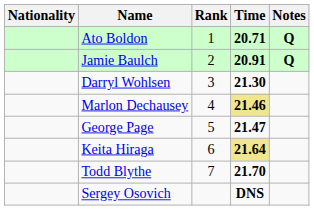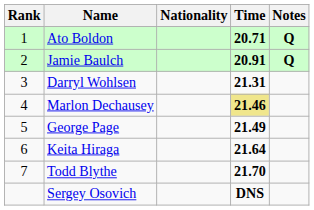columns swapped: (211, 15) <-> (41, 15)
(250, 82) 21.30 -> (250, 82) 21.31
(250, 127) 21.47 -> (250, 127) 21.49
(250, 149) khaki background -> (250, 149) no background
